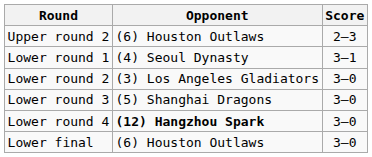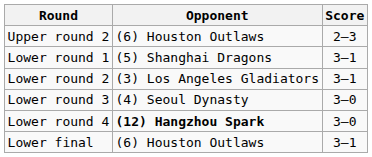(182, 57) (4) Seoul Dynasty -> (194, 57) (5) Shanghai Dragons
(345, 79) 3–0 -> (345, 79) 3–1
(194, 100) (5) Shanghai Dragons -> (182, 100) (4) Seoul Dynasty
(345, 142) 3–0 -> (345, 142) 3–1
